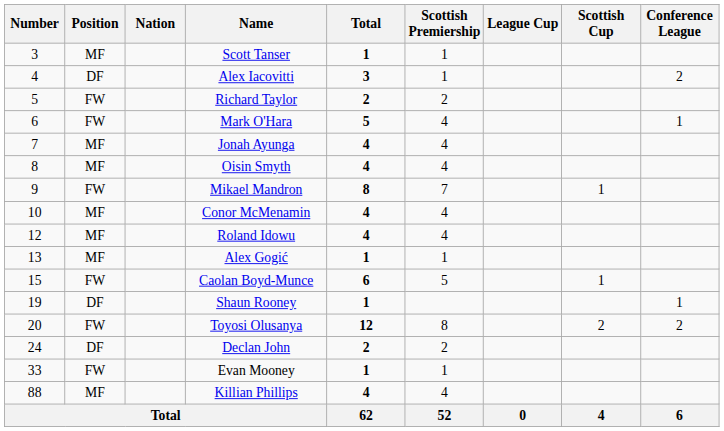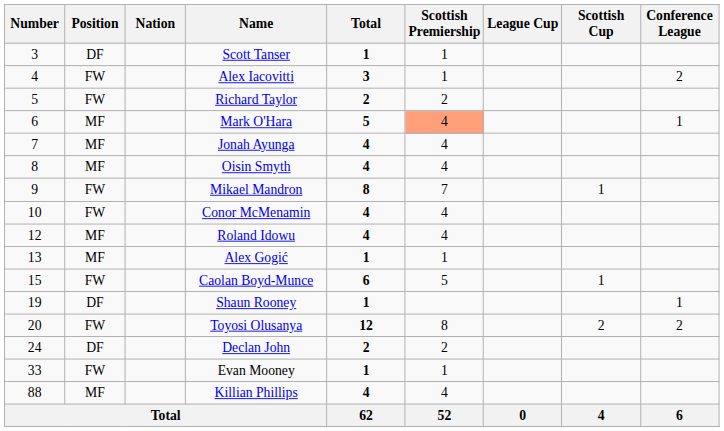(95, 54) MF -> (95, 54) DF
(95, 77) DF -> (95, 77) FW
(95, 122) FW -> (95, 122) MF
(444, 122) no background -> (444, 122) lightsalmon background
(95, 212) MF -> (95, 212) FW
